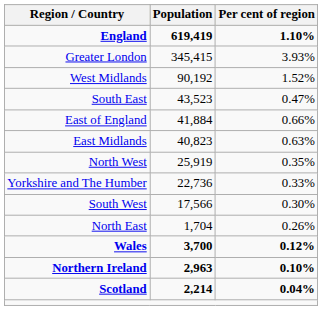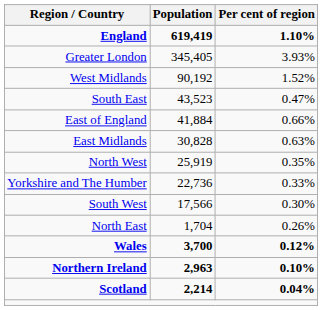(192, 57) 345,415 -> (192, 57) 345,405
(195, 141) 40,823 -> (195, 141) 30,828
